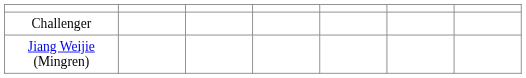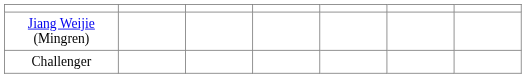rows swapped: (61, 54) <-> (61, 23)
